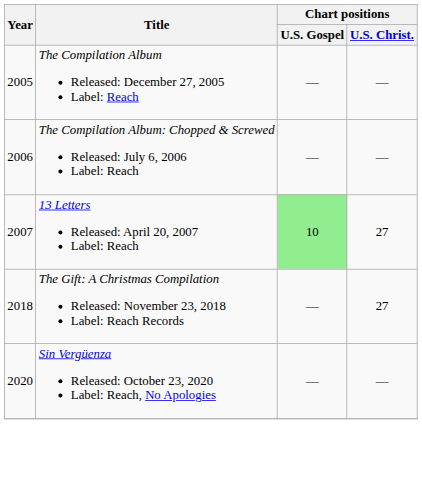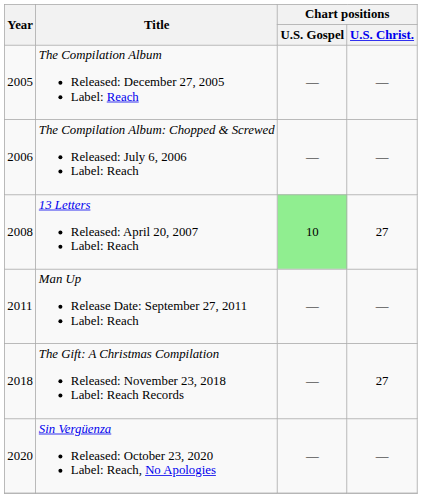(20, 231) 2007 -> (20, 231) 2008
+ row: (157, 300)
